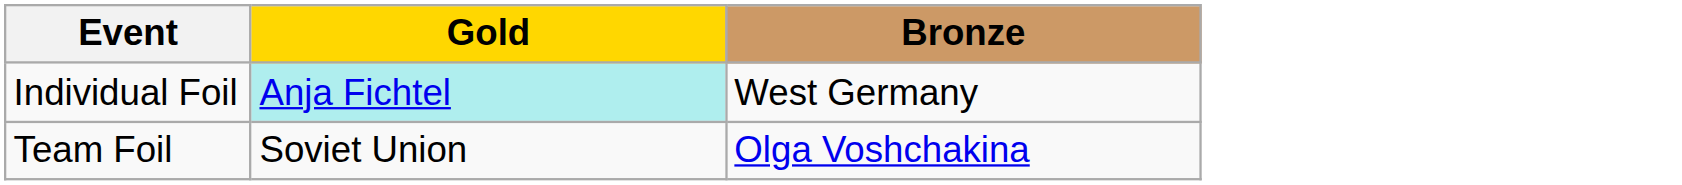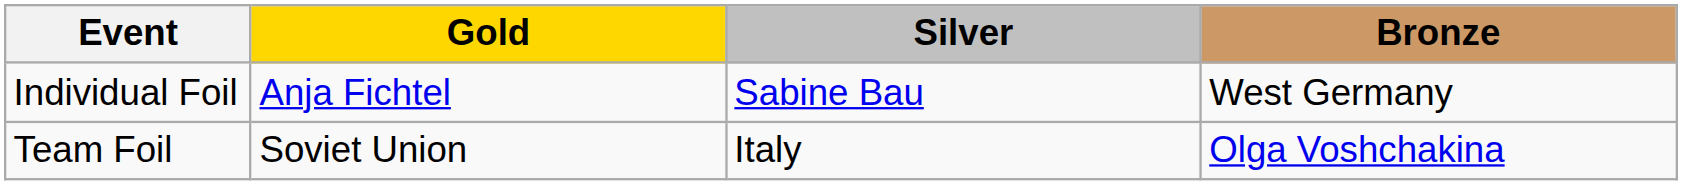+ column: (963, 33)
(355, 91) paleturquoise background -> (355, 91) no background
